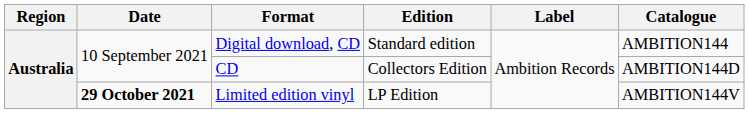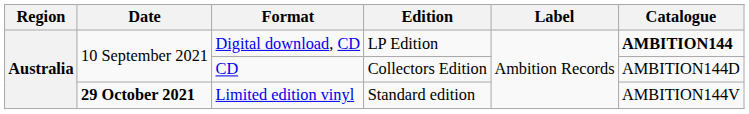(421, 43) Standard edition -> (403, 43) LP Edition
(675, 43) normal -> (677, 43) bold
(403, 95) LP Edition -> (421, 95) Standard edition
